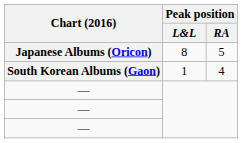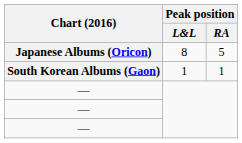(222, 71) 4 -> (222, 71) 1
